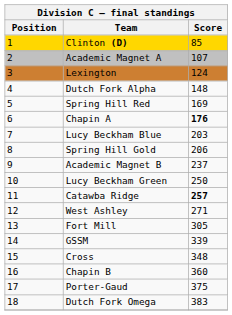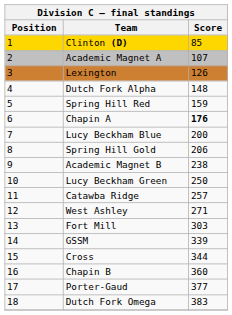(199, 73) 124 -> (199, 73) 126
(199, 104) 169 -> (199, 104) 159
(199, 134) 203 -> (199, 134) 200
(199, 165) 237 -> (199, 165) 238
(199, 195) bold -> (199, 195) normal
(199, 226) 305 -> (199, 226) 303
(199, 256) 348 -> (199, 256) 344
(199, 287) 375 -> (199, 287) 377
